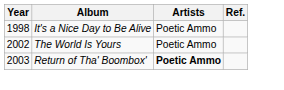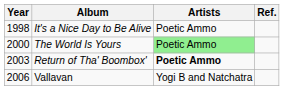(18, 45) 2002 -> (18, 45) 2000
(186, 45) no background -> (186, 45) lightgreen background
+ row: (53, 77)
